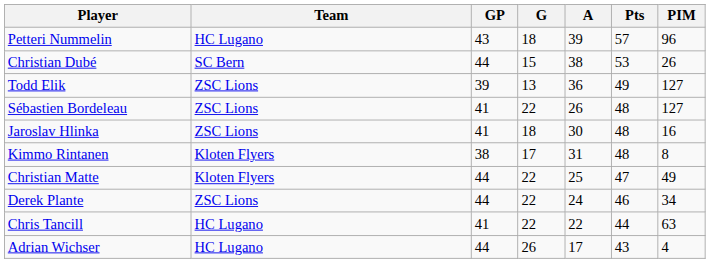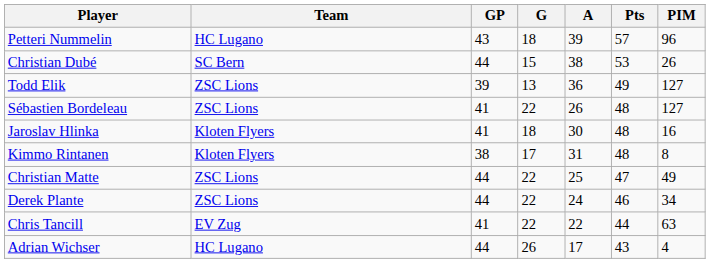(226, 131) ZSC Lions -> (234, 131) Kloten Flyers
(234, 177) Kloten Flyers -> (226, 177) ZSC Lions
(229, 223) HC Lugano -> (218, 223) EV Zug
